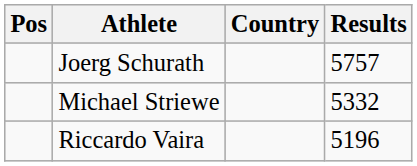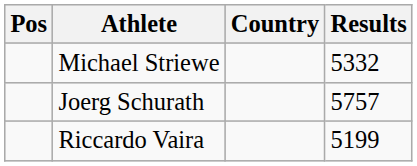rows swapped: (131, 62) <-> (139, 101)
(355, 140) 5196 -> (355, 140) 5199
